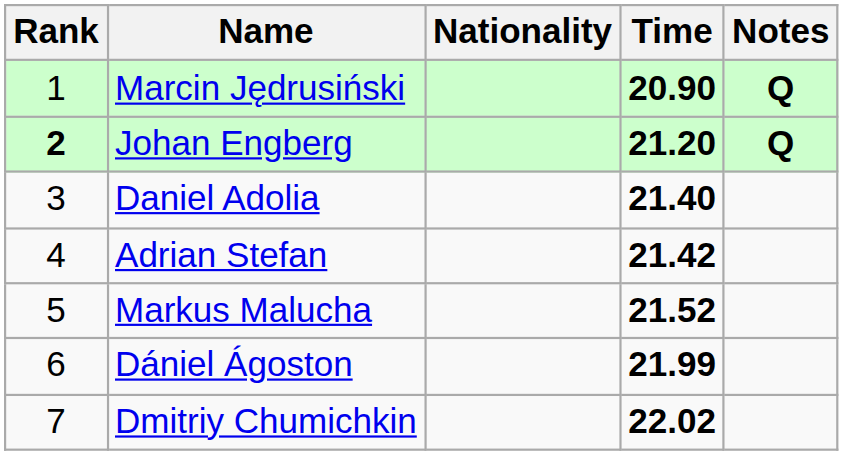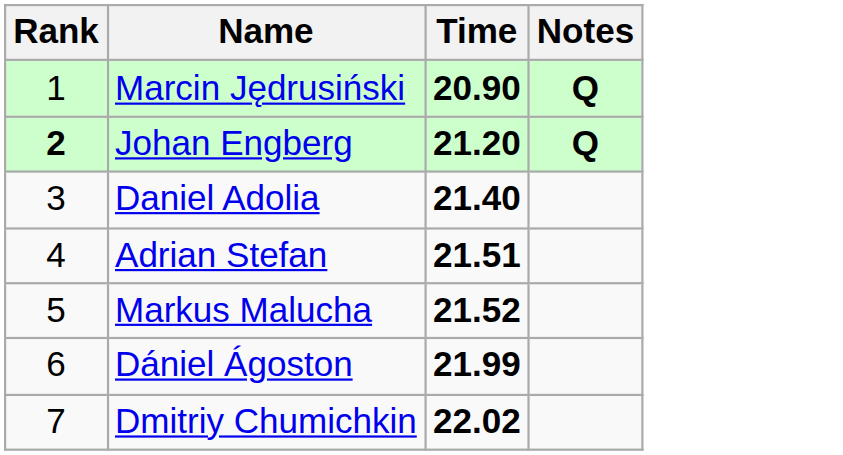- column: (522, 32)
(672, 254) 21.42 -> (477, 254) 21.51
